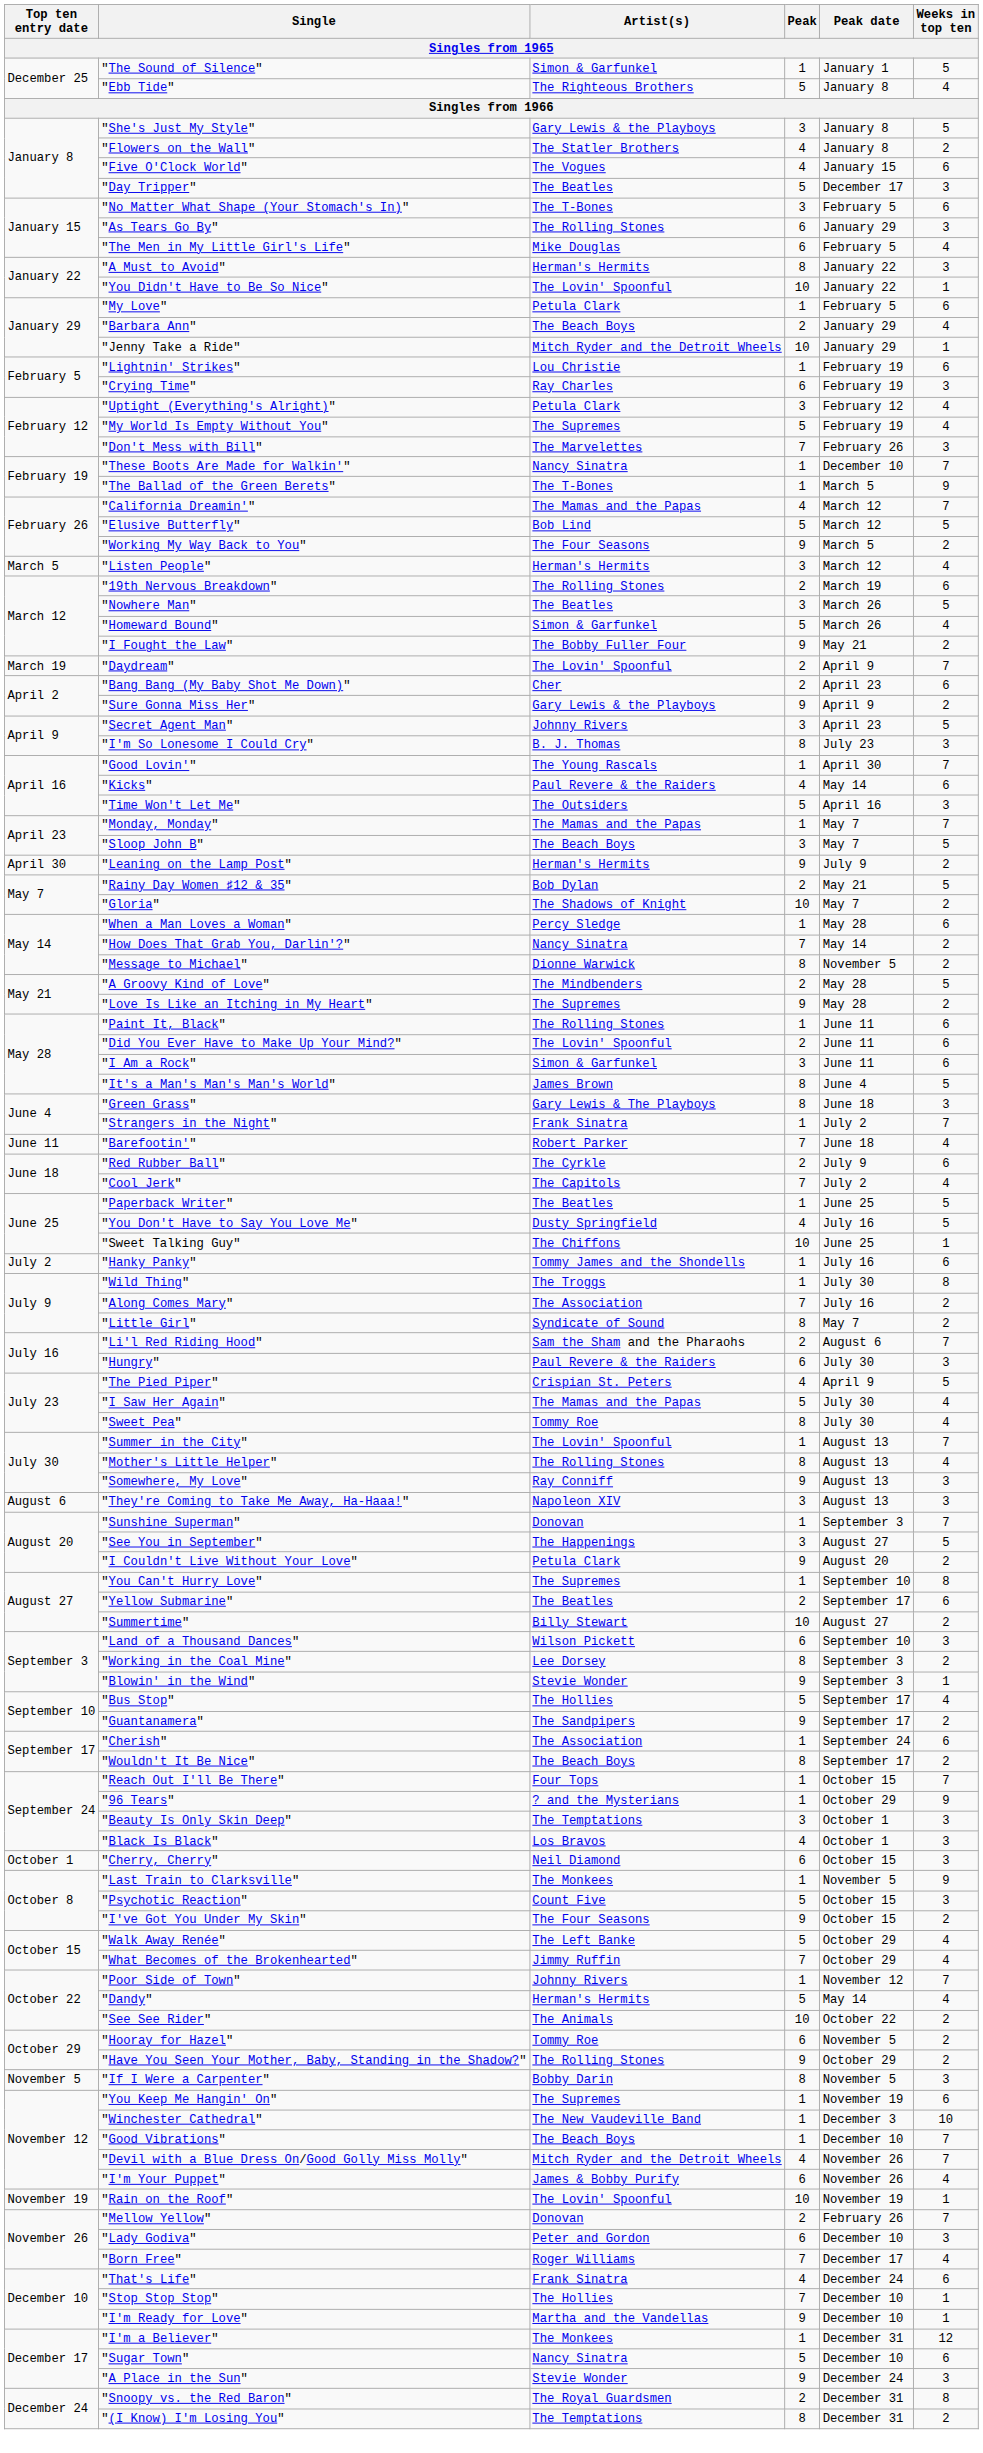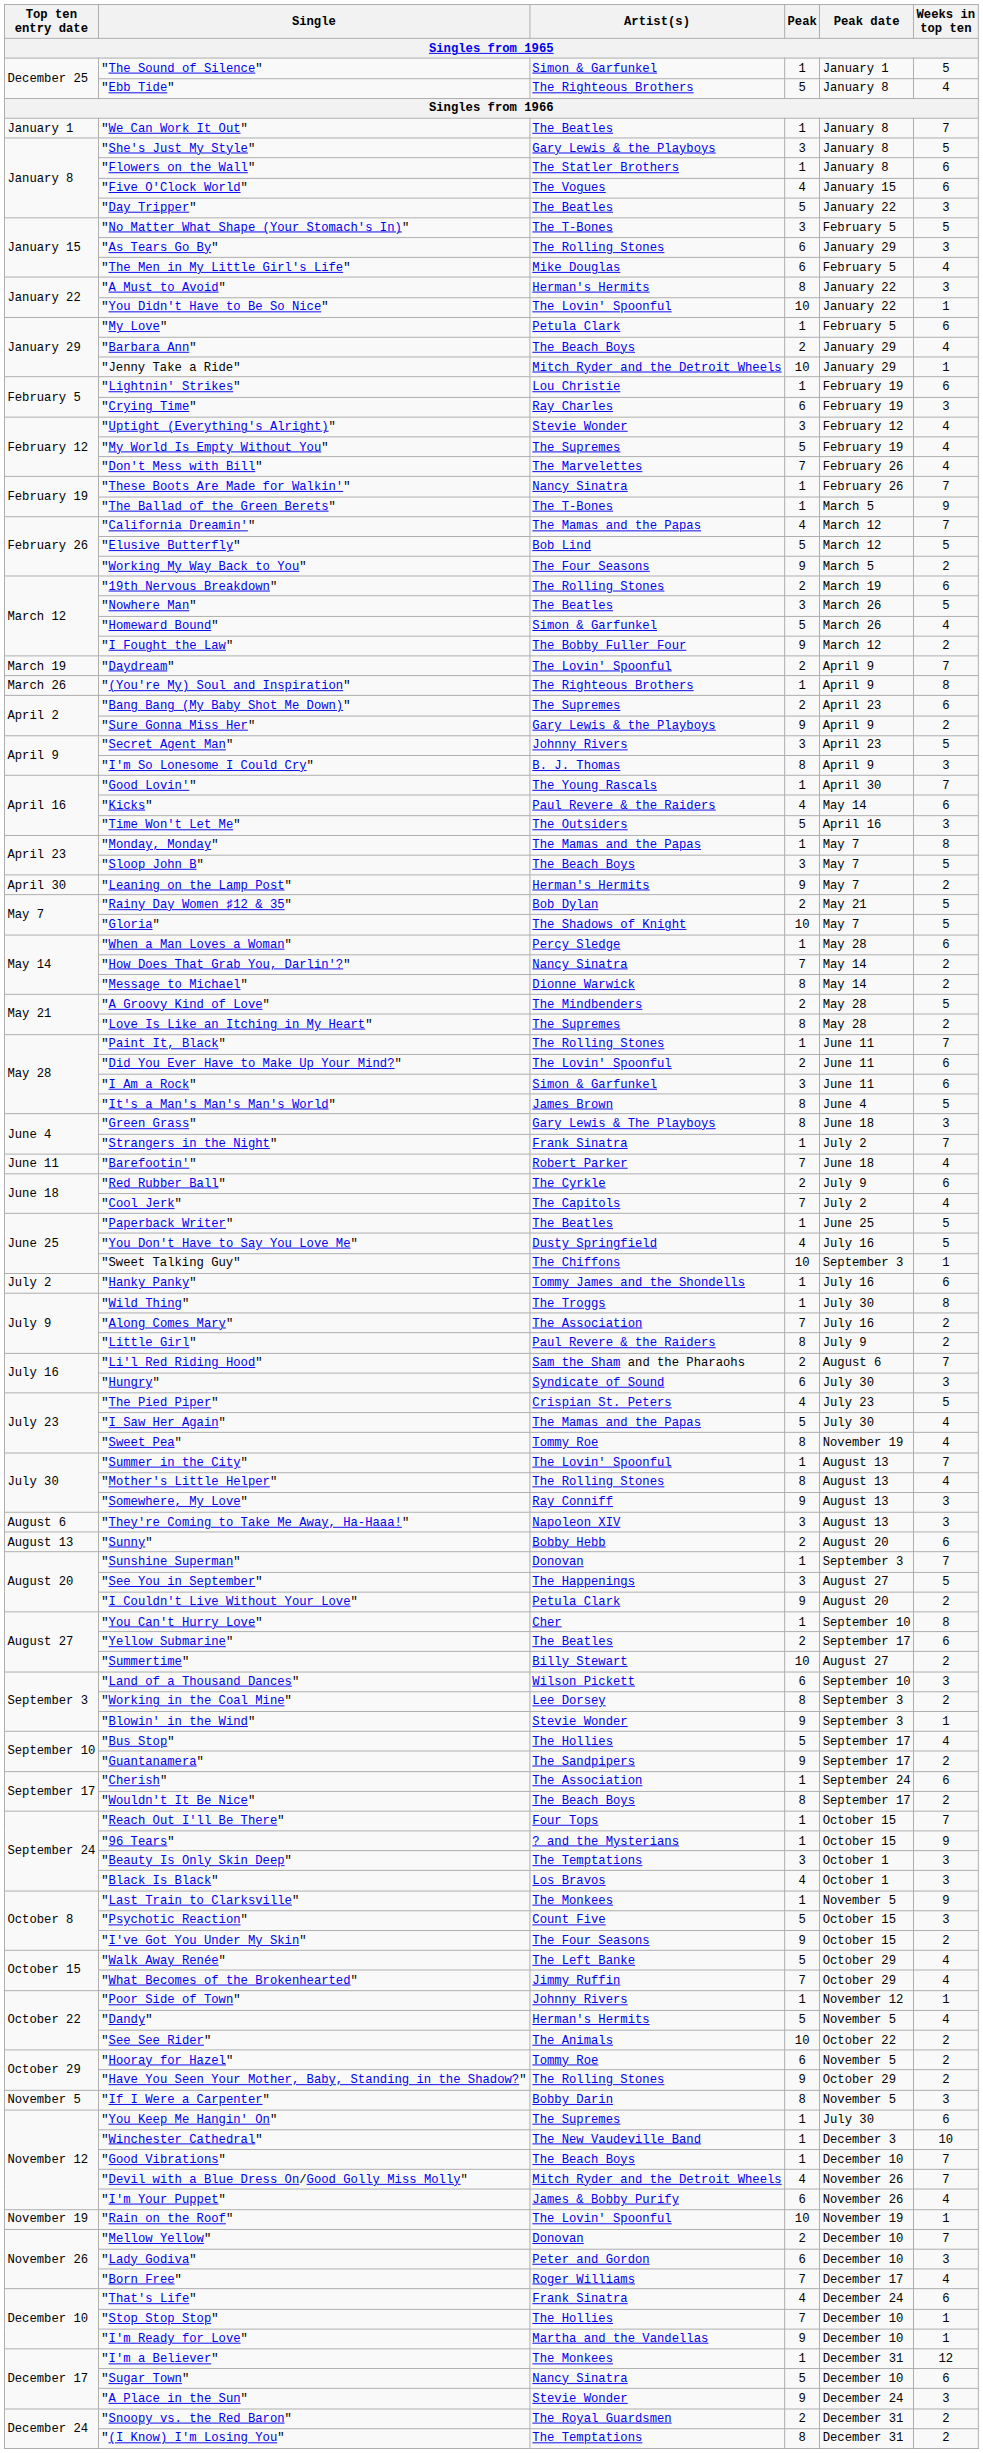+ row: (175, 128)
(802, 148) 4 -> (802, 168) 1
(946, 148) 2 -> (946, 168) 6
(863, 188) December 17 -> (859, 208) January 22
(946, 208) 6 -> (946, 228) 5
(576, 407) Petula Clark -> (580, 427) Stevie Wonder
(946, 447) 3 -> (946, 467) 4
(863, 467) December 10 -> (863, 487) February 26
- row: (156, 566)
(845, 646) May 21 -> (852, 646) March 12
+ row: (226, 686)
(547, 686) Cher -> (576, 706) The Supremes
(848, 746) July 23 -> (848, 765) April 9
(946, 825) 7 -> (946, 845) 8
(845, 865) July 9 -> (841, 885) May 7
(946, 905) 2 -> (946, 925) 5
(859, 965) November 5 -> (845, 985) May 14
(802, 1004) 9 -> (802, 1024) 8
(946, 1024) 6 -> (946, 1044) 7
(848, 1243) June 25 -> (863, 1263) September 3
(598, 1323) Syndicate of Sound -> (624, 1343) Paul Revere & the Raiders
(841, 1323) May 7 -> (845, 1343) July 9
(624, 1363) Paul Revere & the Raiders -> (598, 1383) Syndicate of Sound
(848, 1383) April 9 -> (848, 1403) July 23
(848, 1423) July 30 -> (863, 1443) November 19
+ row: (127, 1542)
(576, 1582) The Supremes -> (547, 1622) Cher
(859, 1801) October 29 -> (859, 1841) October 15
- row: (160, 1861)
(946, 1980) 7 -> (946, 2000) 1
(845, 2000) May 14 -> (859, 2020) November 5
(863, 2100) November 19 -> (848, 2120) July 30
(863, 2219) February 26 -> (863, 2239) December 10
(946, 2399) 8 -> (946, 2418) 2
